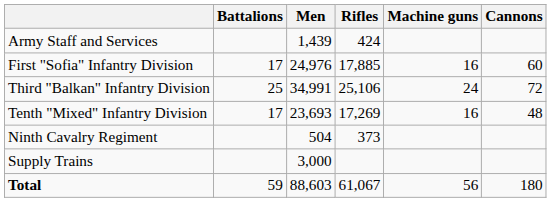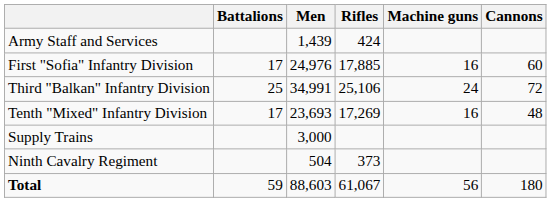rows swapped: (83, 137) <-> (50, 161)
